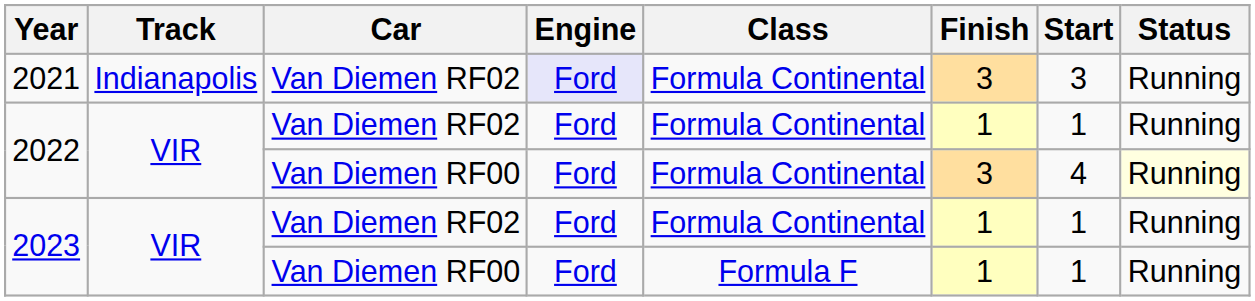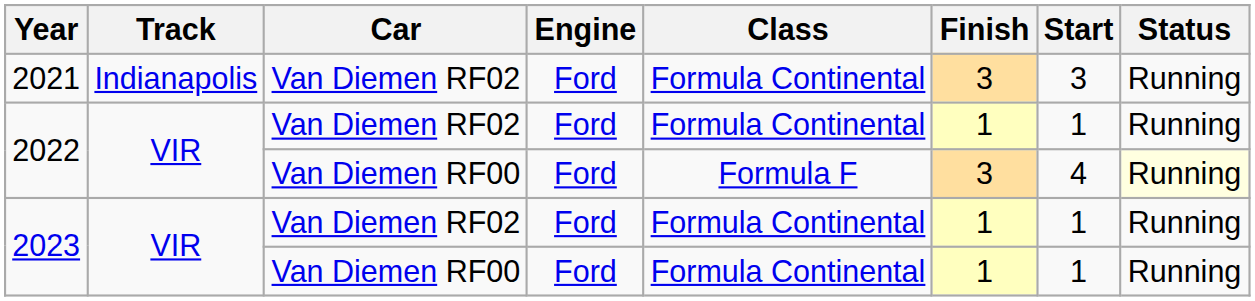(585, 78) lavender background -> (585, 78) no background
(788, 174) Formula Continental -> (788, 174) Formula F
(788, 271) Formula F -> (788, 271) Formula Continental
